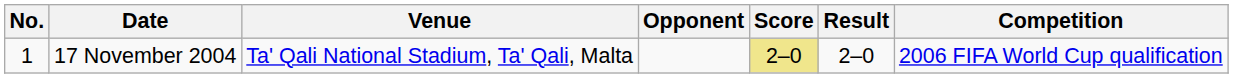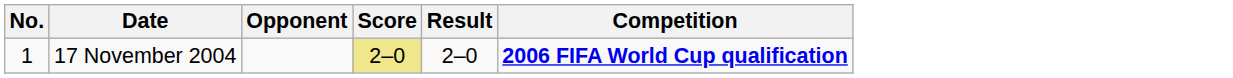- column: (440, 21)
(1061, 55) normal -> (675, 55) bold
